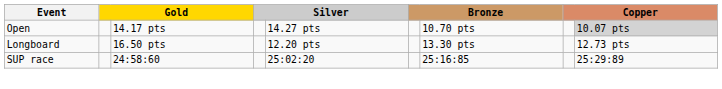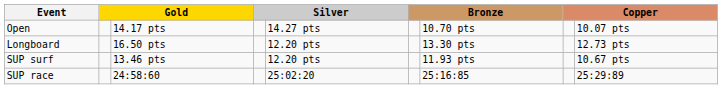(603, 28) lightgrey background -> (603, 28) no background
+ row: (30, 60)
